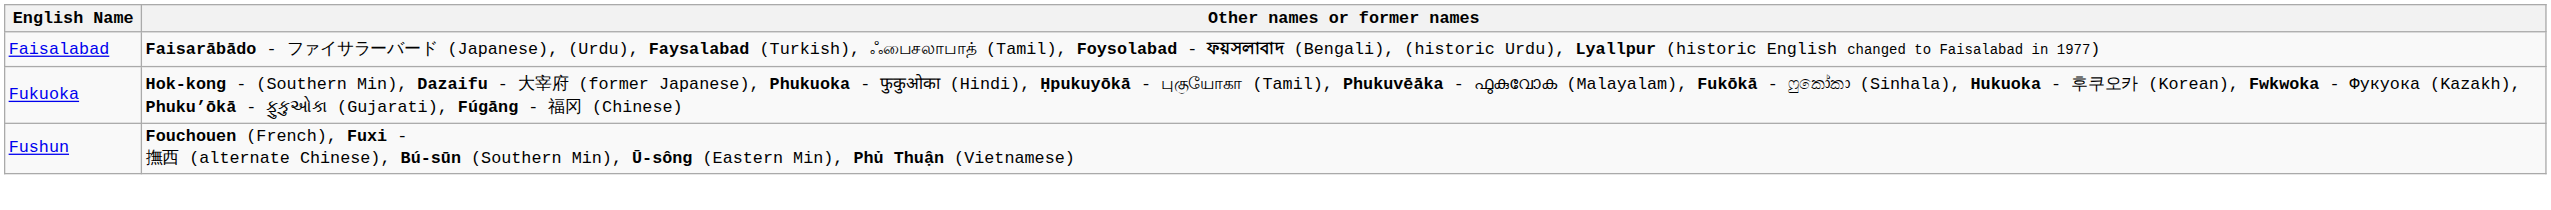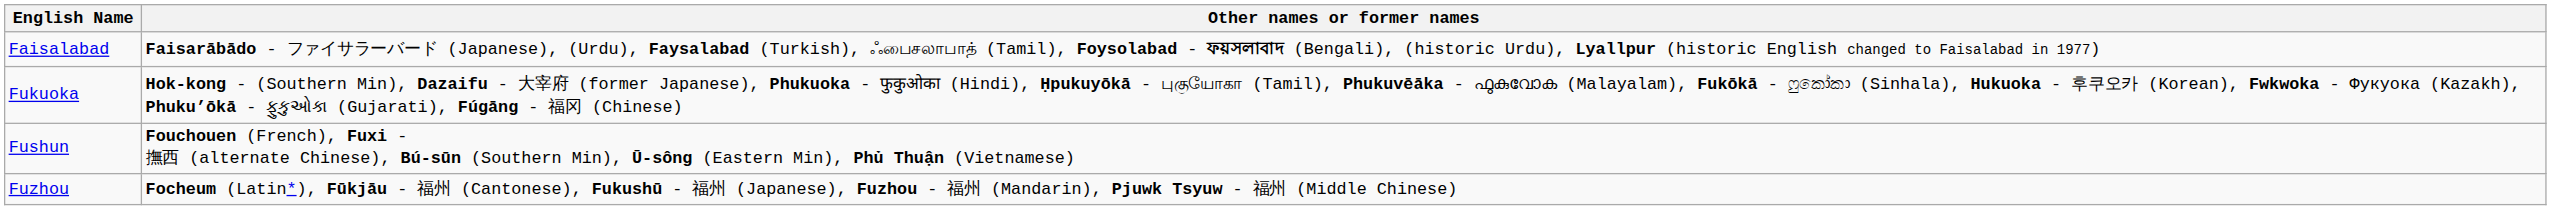+ row: (39, 189)
